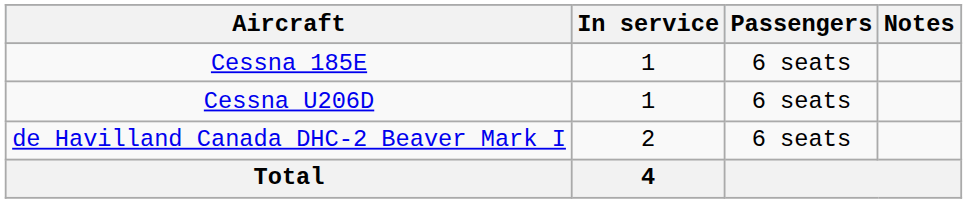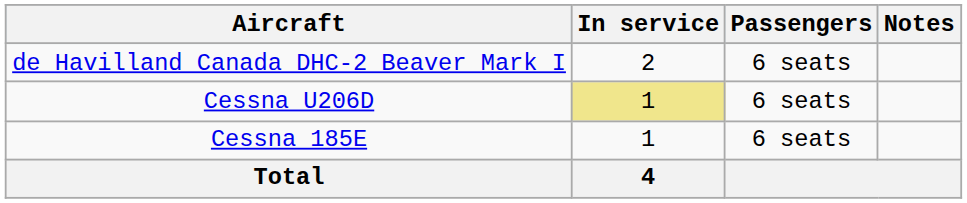rows swapped: (289, 63) <-> (289, 140)
(648, 101) no background -> (648, 101) khaki background
